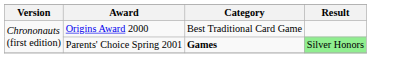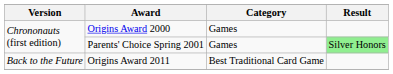(245, 28) Best Traditional Card Game -> (223, 28) Games
(202, 45) bold -> (223, 45) normal
+ row: (129, 61)
